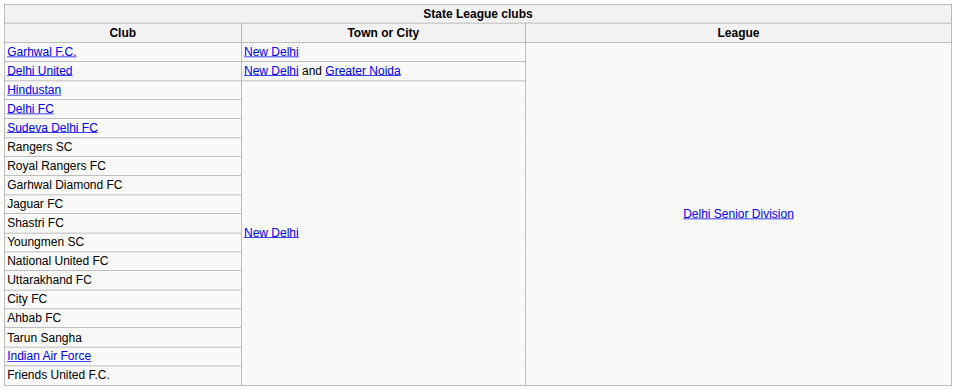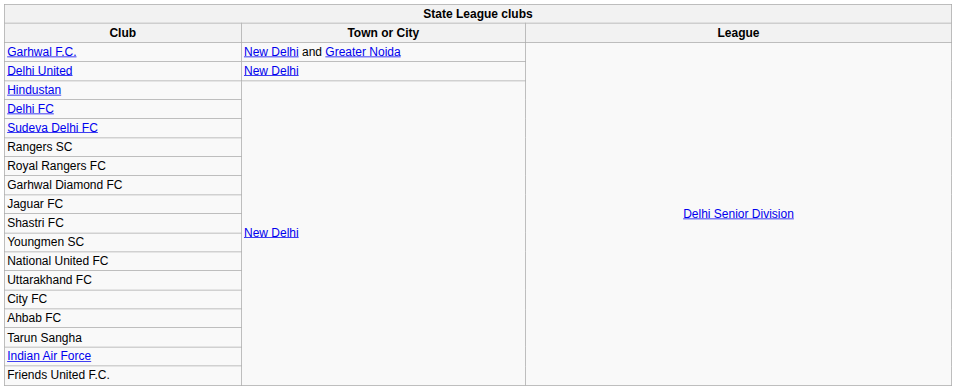(271, 52) New Delhi -> (322, 52) New Delhi and Greater Noida
(322, 71) New Delhi and Greater Noida -> (271, 71) New Delhi
